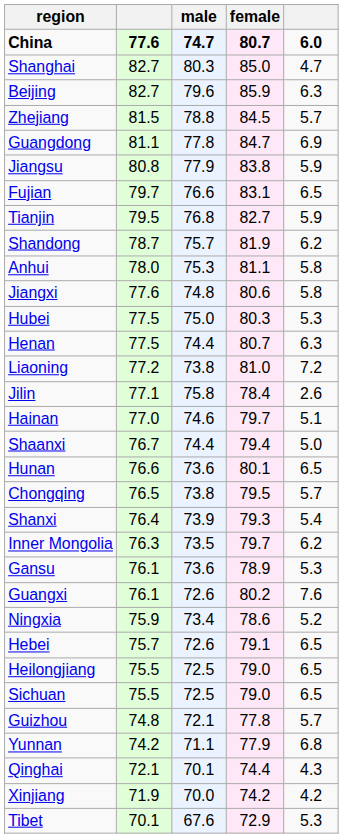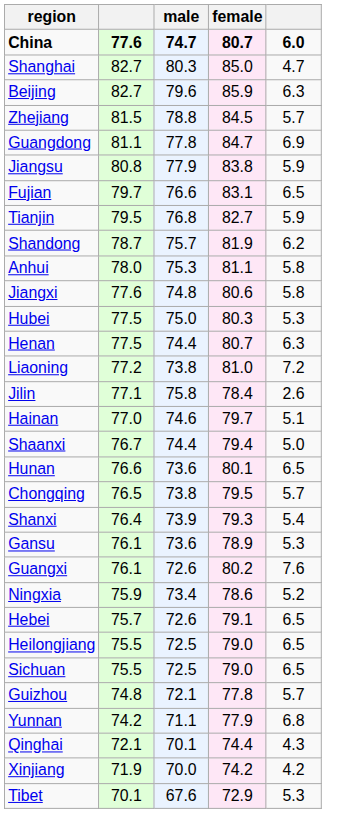- row: (61, 544)
